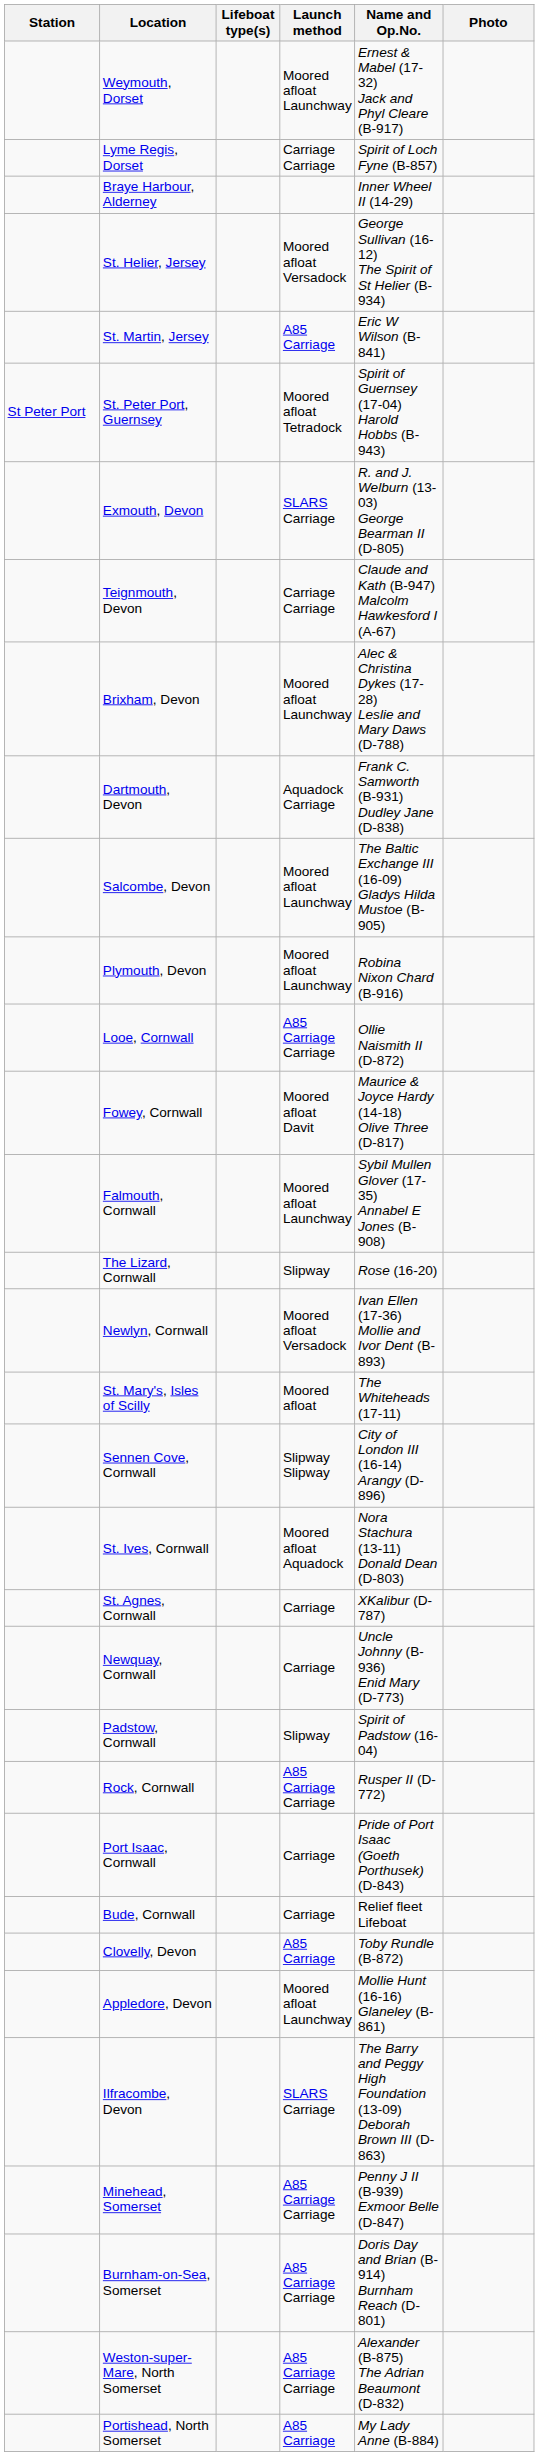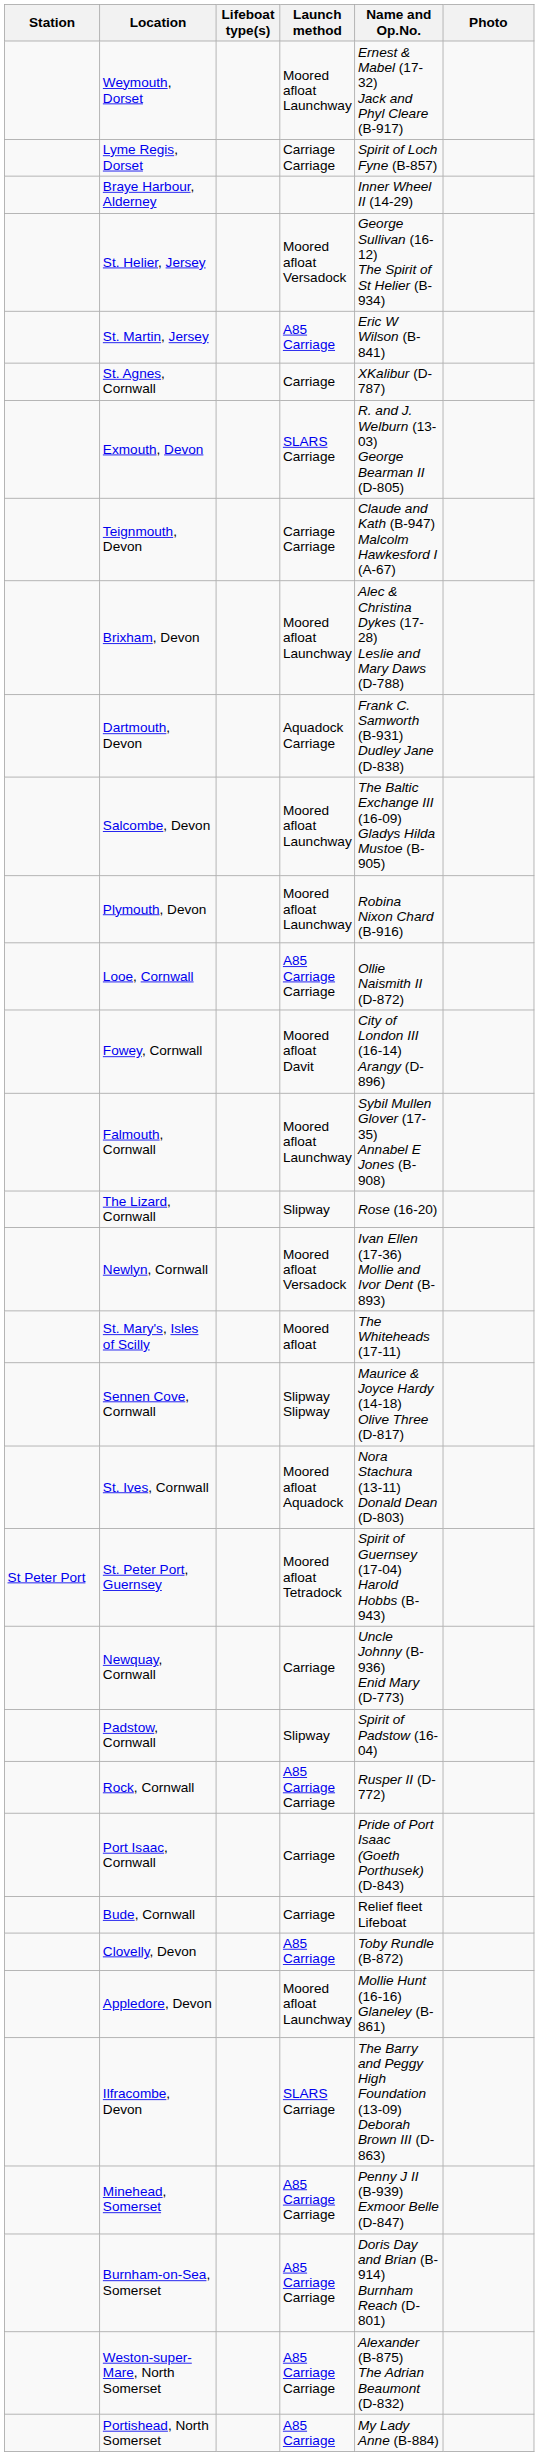rows swapped: (146, 412) <-> (134, 1608)
(396, 1112) Maurice & Joyce Hardy (14-18) Olive Three (D-817) -> (391, 1051) City of London III (16-14) Arangy (D-896)
(391, 1465) City of London III (16-14) Arangy (D-896) -> (396, 1404) Maurice & Joyce Hardy (14-18) Olive Three (D-817)
